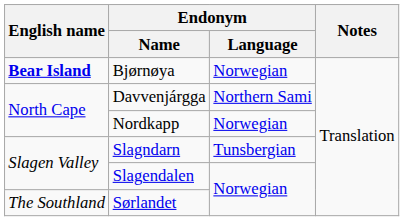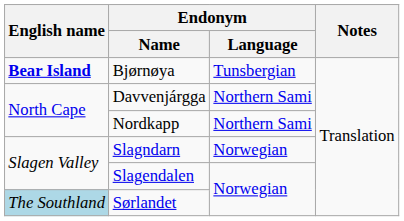(250, 70) Norwegian -> (255, 70) Tunsbergian
(250, 123) Norwegian -> (263, 123) Northern Sami
(255, 149) Tunsbergian -> (250, 149) Norwegian
(57, 202) no background -> (57, 202) lightblue background
